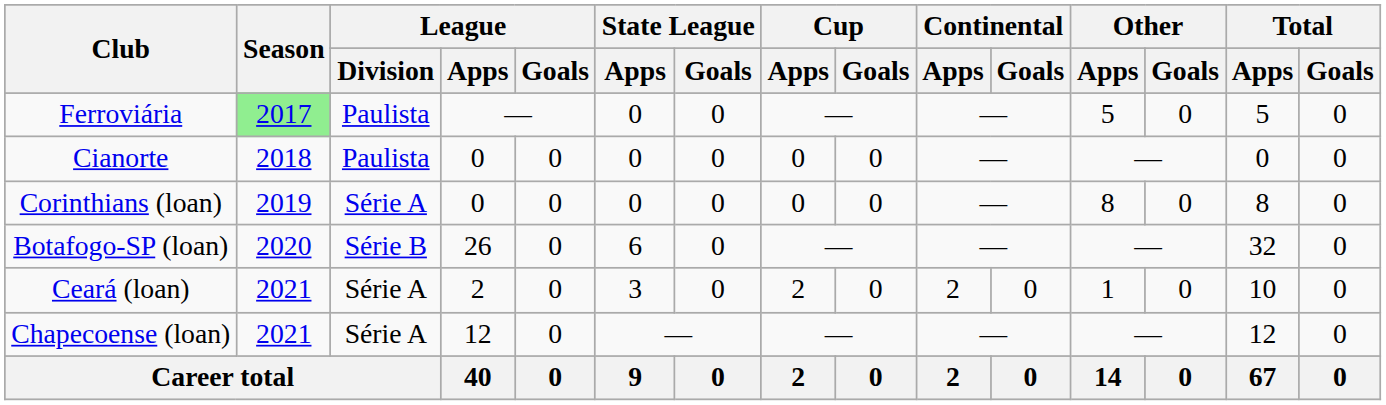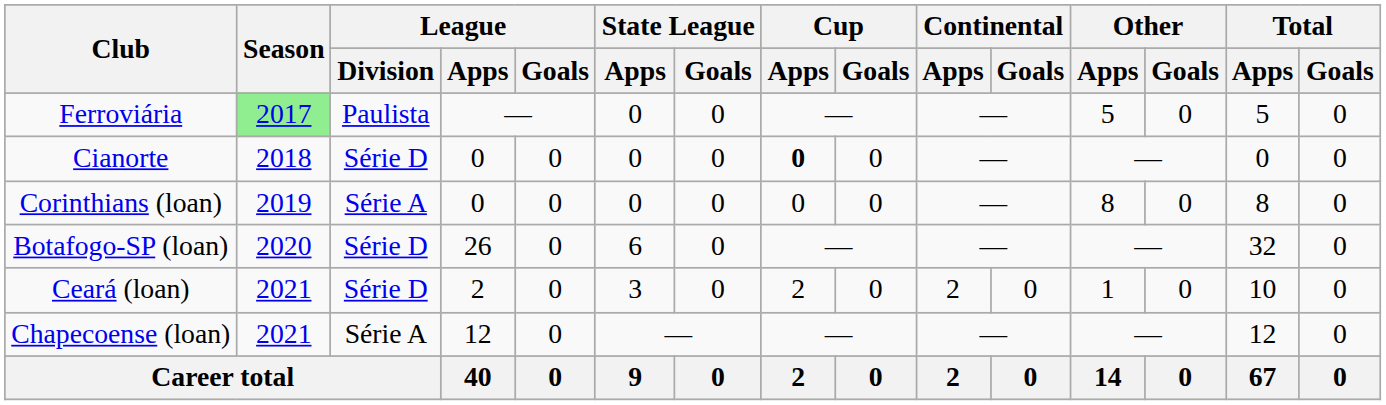(386, 158) Paulista -> (386, 158) Série D
(798, 158) normal -> (798, 158) bold
(386, 245) Série B -> (386, 245) Série D
(386, 289) Série A -> (386, 289) Série D
